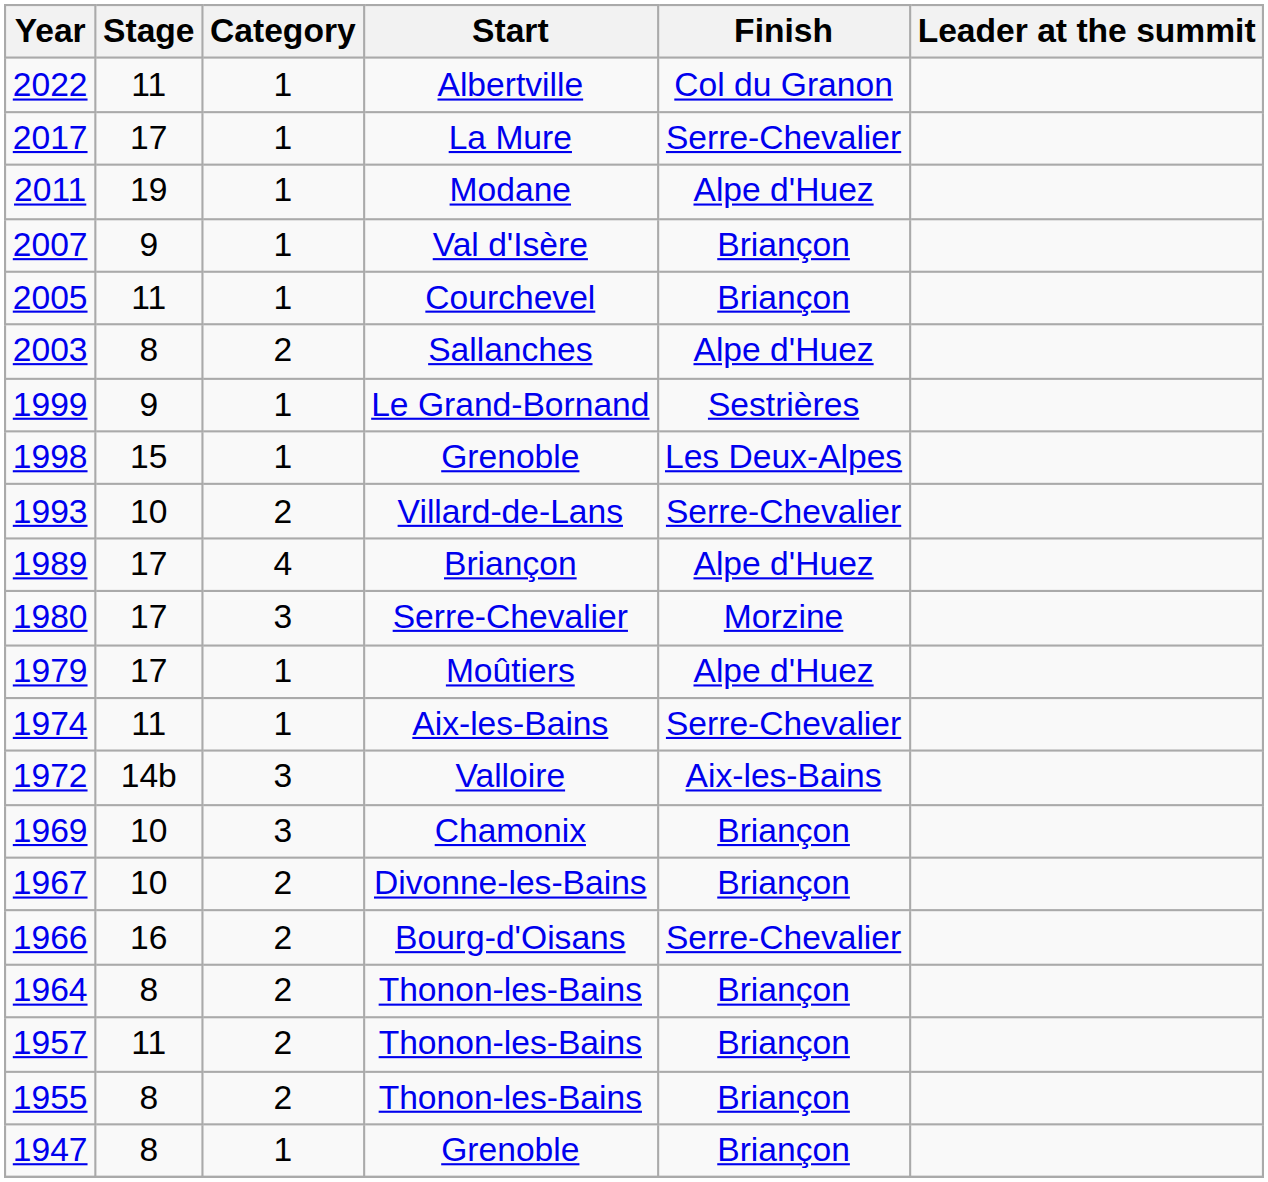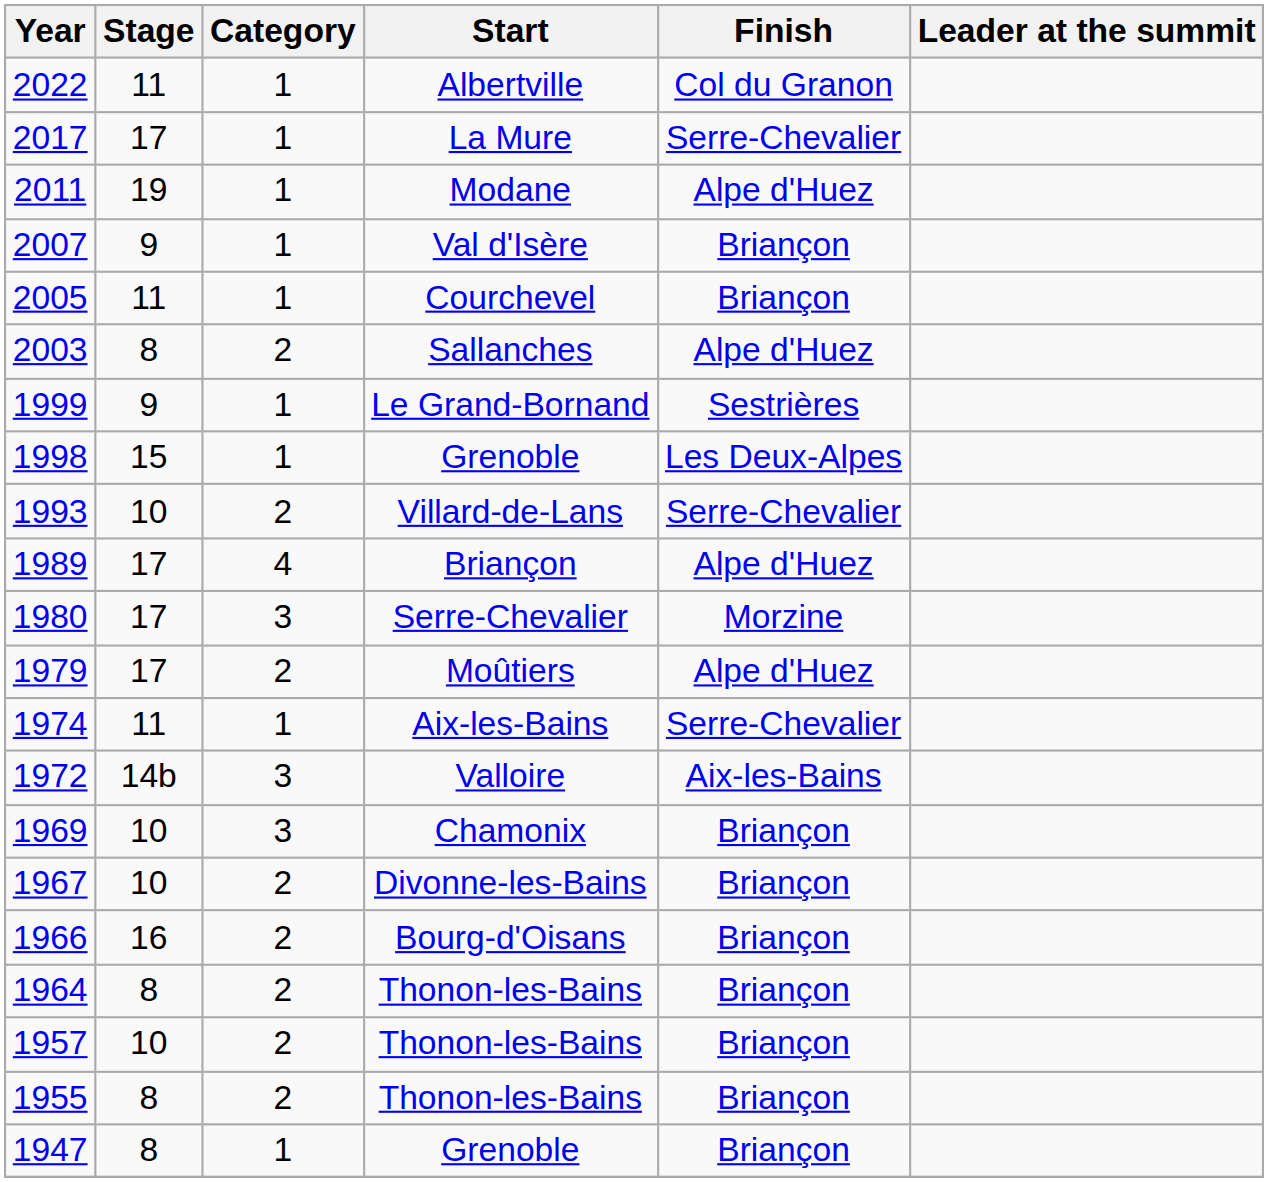(283, 670) 1 -> (283, 670) 2
(784, 937) Serre-Chevalier -> (784, 937) Briançon
(149, 1043) 11 -> (149, 1043) 10
